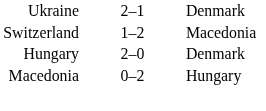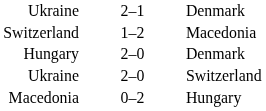+ row: (53, 76)
